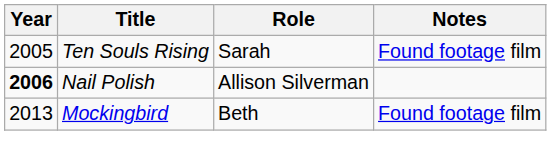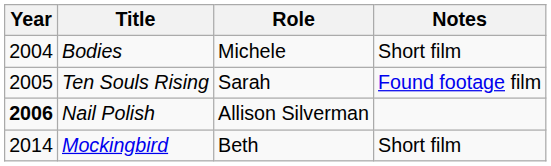+ row: (92, 51)
(31, 113) 2013 -> (31, 144) 2014
(460, 113) Found footage film -> (420, 144) Short film
